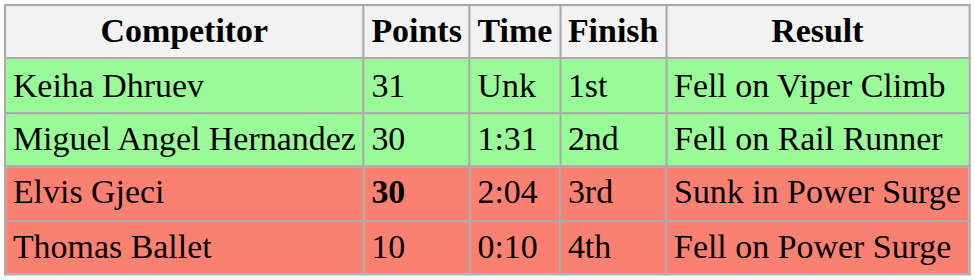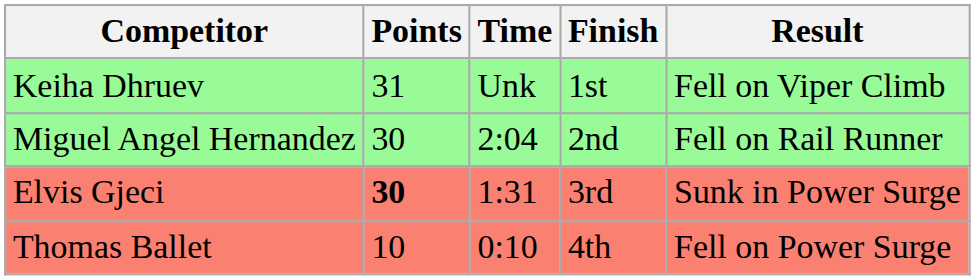(508, 138) 1:31 -> (508, 138) 2:04
(508, 192) 2:04 -> (508, 192) 1:31
